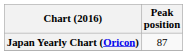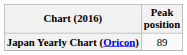(162, 42) 87 -> (162, 42) 89
